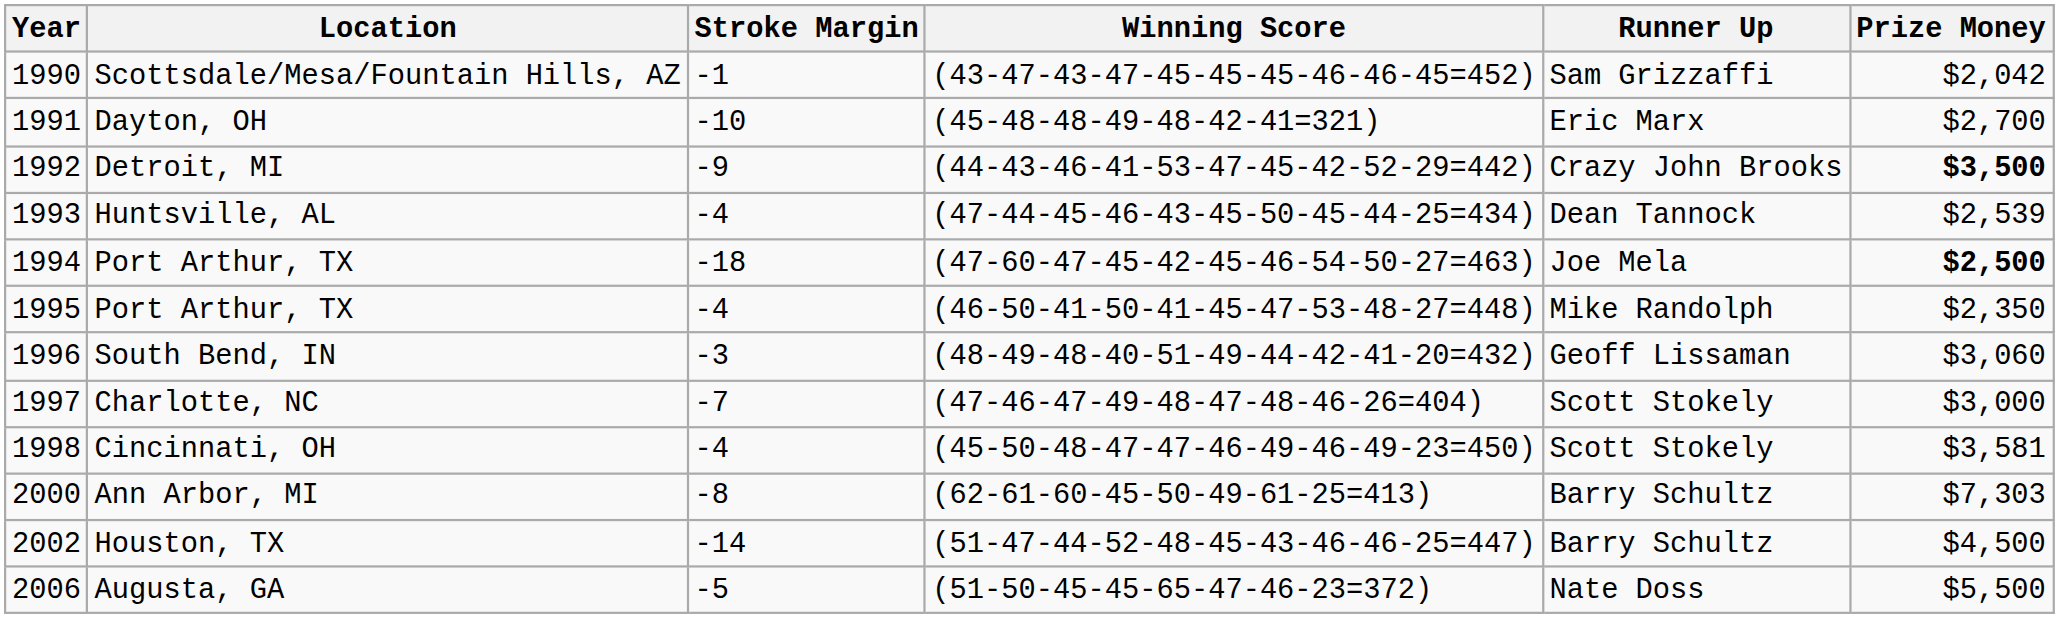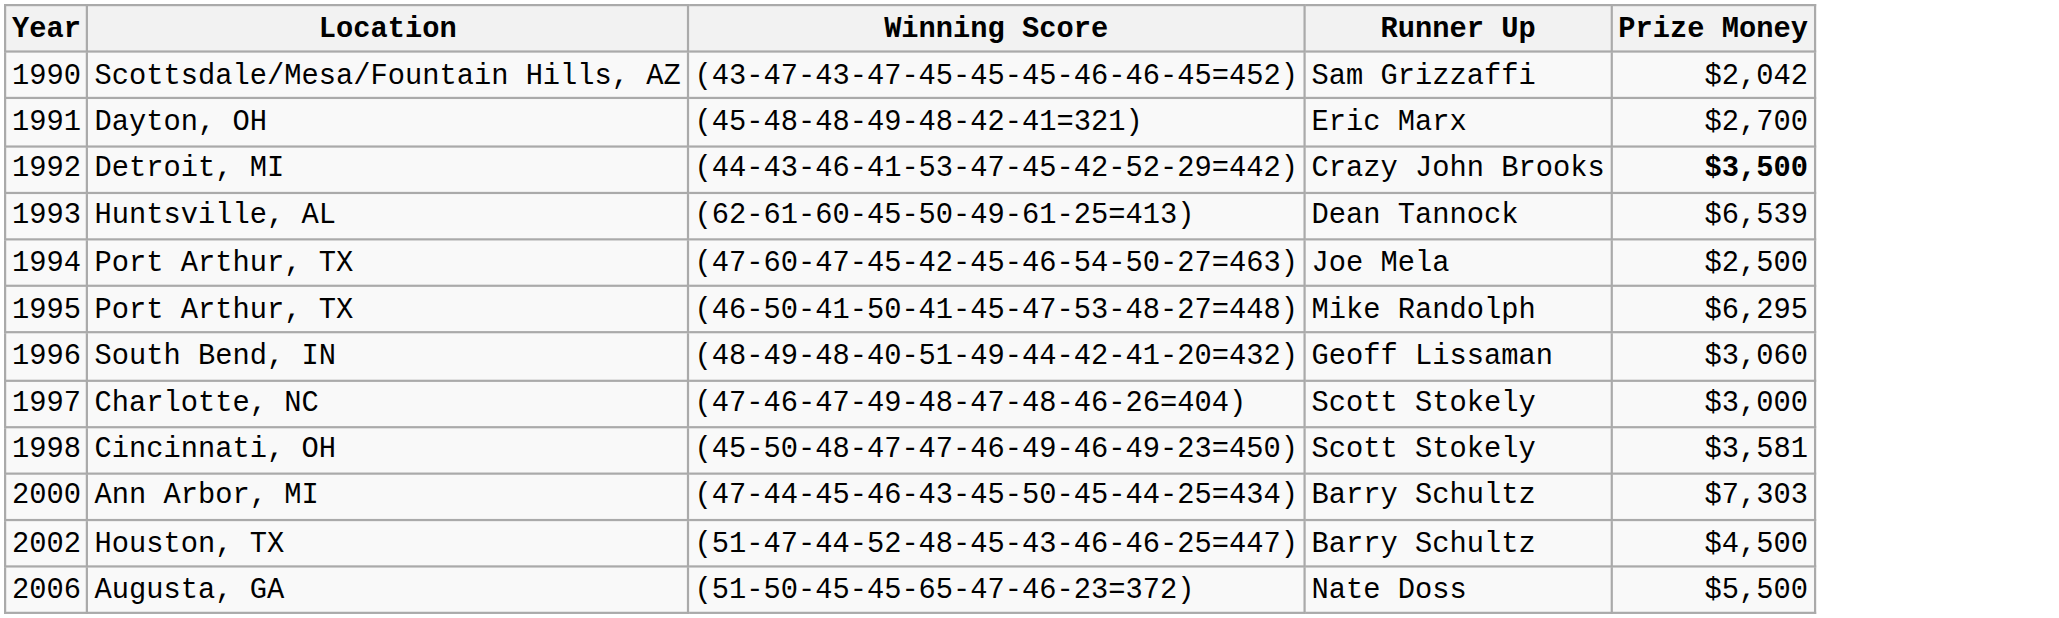- column: (807, 29)
(1234, 216) (47-44-45-46-43-45-50-45-44-25=434) -> (944, 216) (62-61-60-45-50-49-61-25=413)
(1994, 216) $2,539 -> (1756, 216) $6,539
(1994, 263) bold -> (1756, 263) normal
(1994, 309) $2,350 -> (1756, 309) $6,295
(1182, 497) (62-61-60-45-50-49-61-25=413) -> (996, 497) (47-44-45-46-43-45-50-45-44-25=434)
